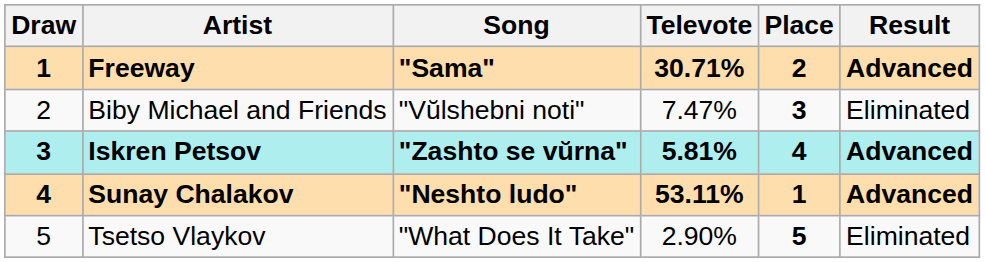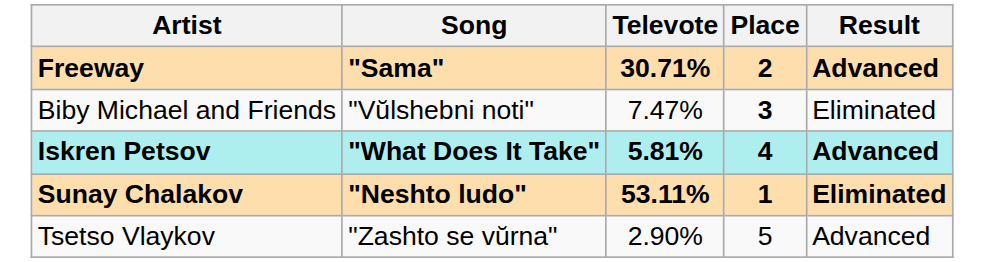- column: (44, 25)
(513, 151) "Zashto se vŭrna" -> (474, 151) "What Does It Take"
(910, 194) Advanced -> (879, 194) Eliminated
(516, 236) "What Does It Take" -> (453, 236) "Zashto se vŭrna"
(799, 236) bold -> (765, 236) normal
(908, 236) Eliminated -> (871, 236) Advanced
